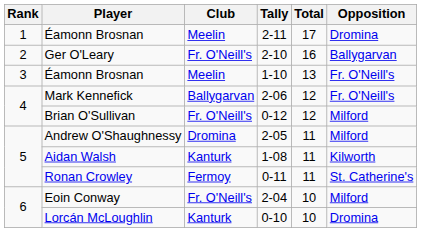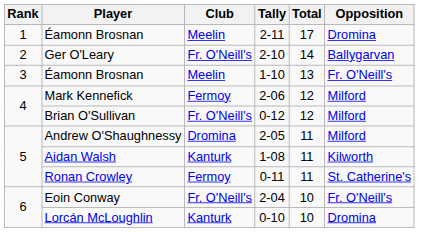(309, 55) 16 -> (307, 55) 14
(221, 95) Ballygarvan -> (209, 95) Fermoy
(362, 95) Fr. O'Neill's -> (347, 95) Milford
(349, 197) Milford -> (360, 197) Fr. O'Neill's
